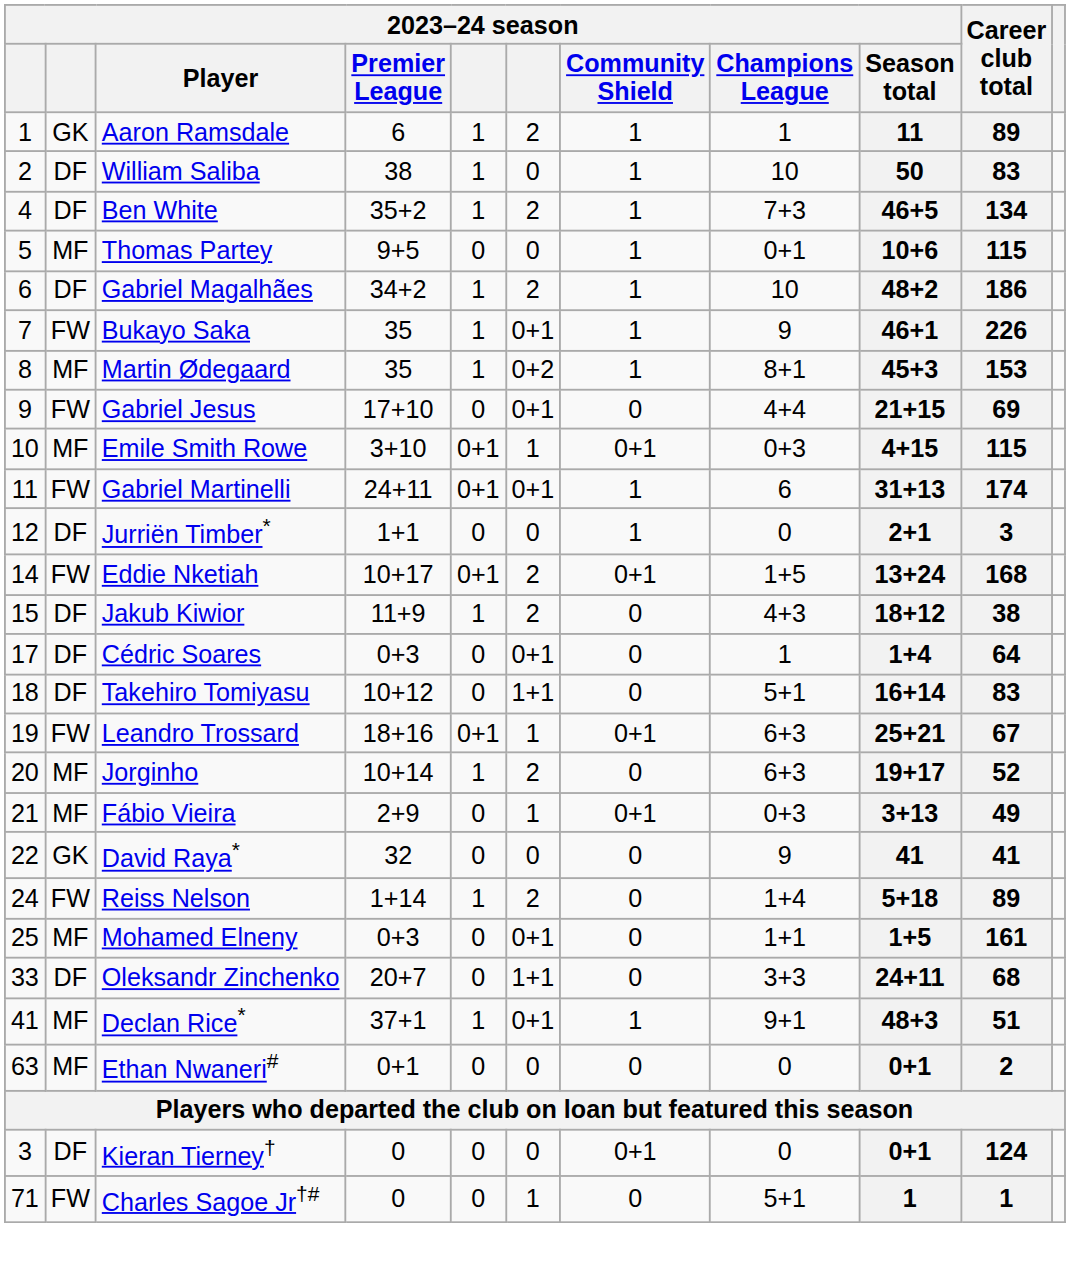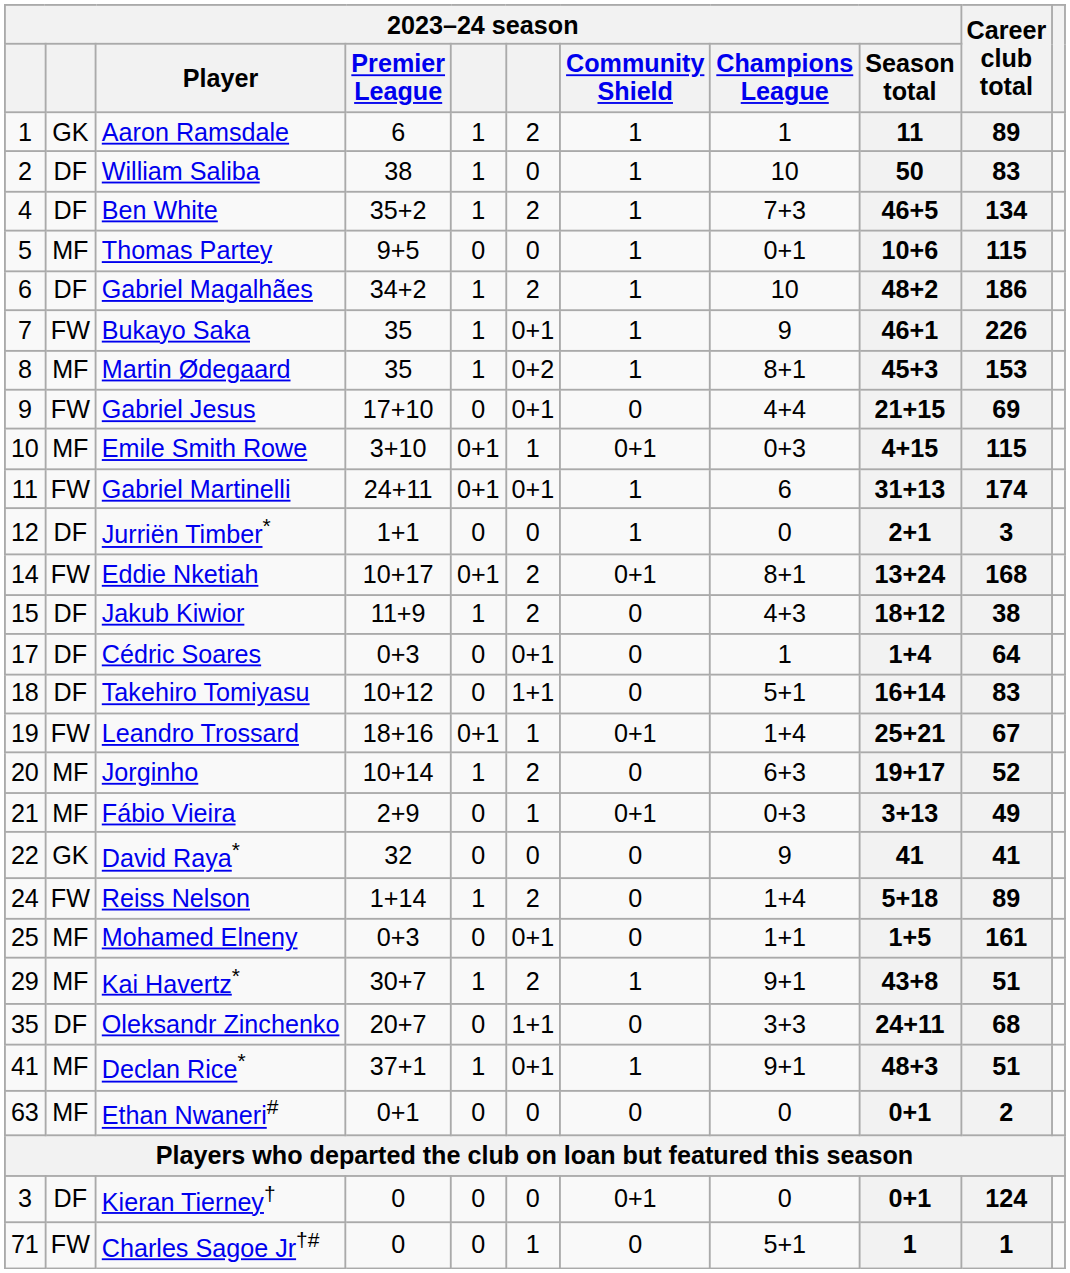(785, 574) 1+5 -> (785, 574) 8+1
(785, 733) 6+3 -> (785, 733) 1+4
+ row: (171, 981)
(25, 977) 33 -> (25, 1024) 35
